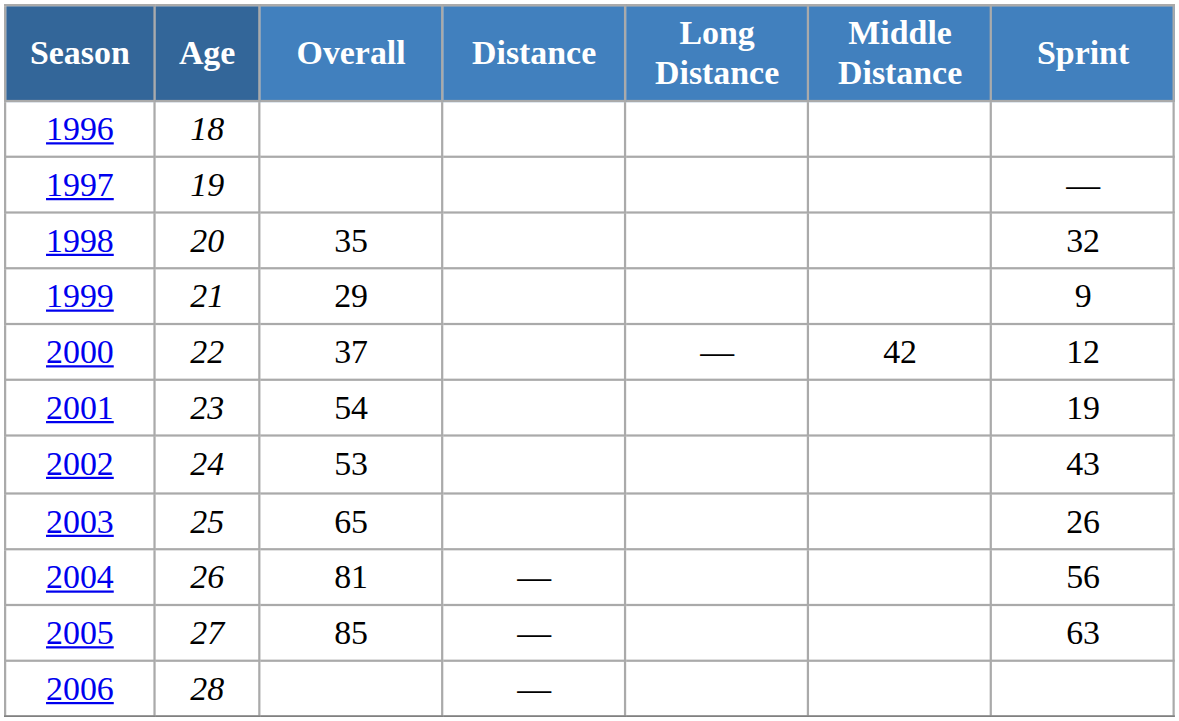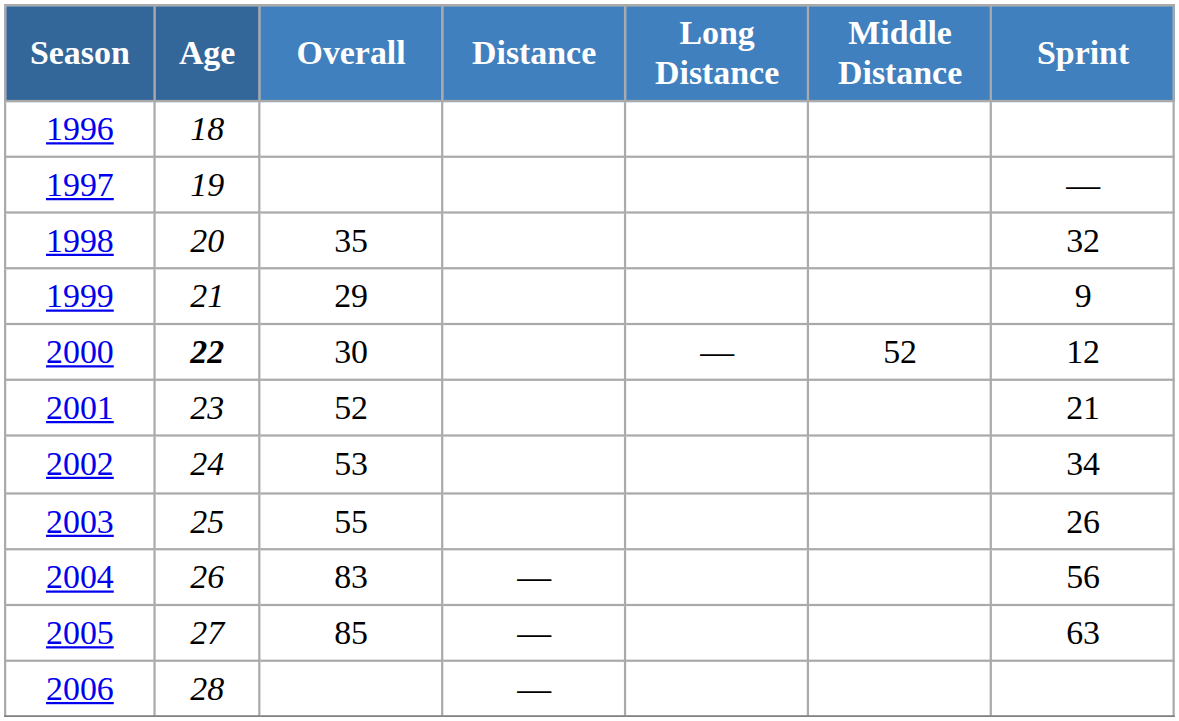(207, 352) normal -> (207, 352) bold
(351, 352) 37 -> (351, 352) 30
(900, 352) 42 -> (900, 352) 52
(351, 408) 54 -> (351, 408) 52
(1083, 408) 19 -> (1083, 408) 21
(1083, 463) 43 -> (1083, 463) 34
(351, 519) 65 -> (351, 519) 55
(351, 575) 81 -> (351, 575) 83
